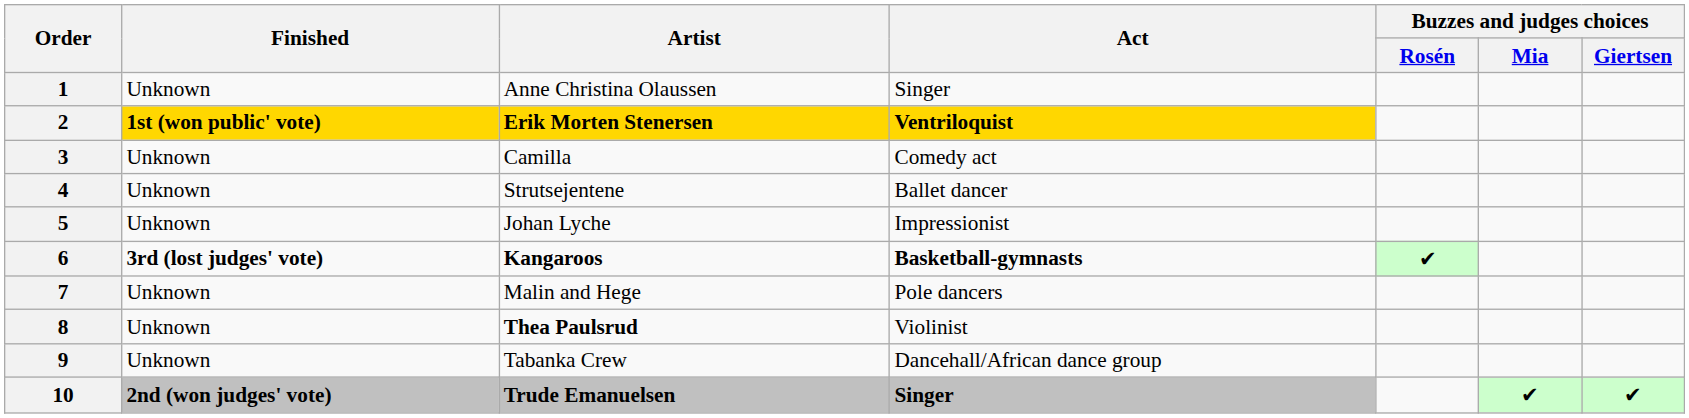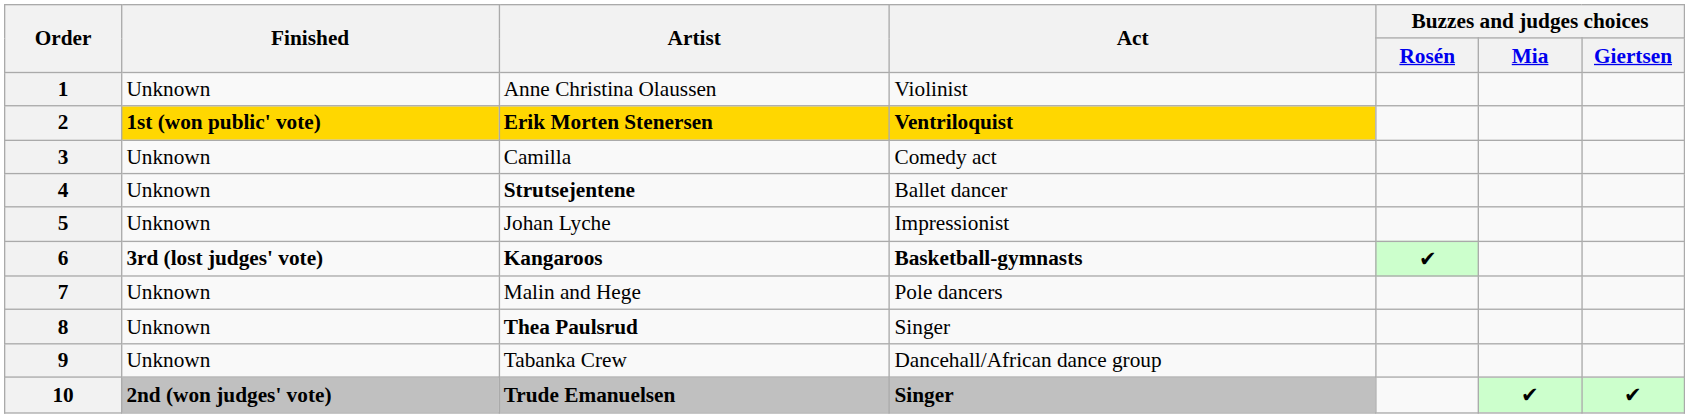(922, 88) Singer -> (931, 88) Violinist
(564, 190) normal -> (569, 190) bold
(931, 326) Violinist -> (922, 326) Singer
